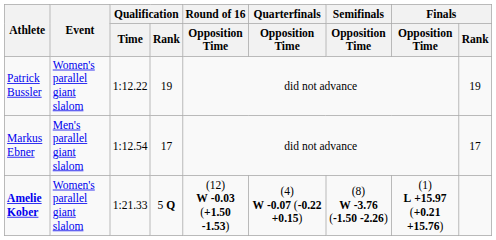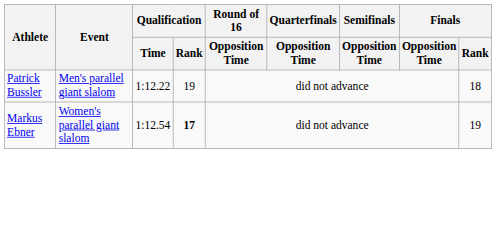(74, 86) Women's parallel giant slalom -> (91, 86) Men's parallel giant slalom
(475, 86) 19 -> (475, 86) 18
(70, 146) Men's parallel giant slalom -> (89, 125) Women's parallel giant slalom
(166, 146) normal -> (189, 125) bold
(475, 146) 17 -> (475, 125) 19
- row: (24, 205)
